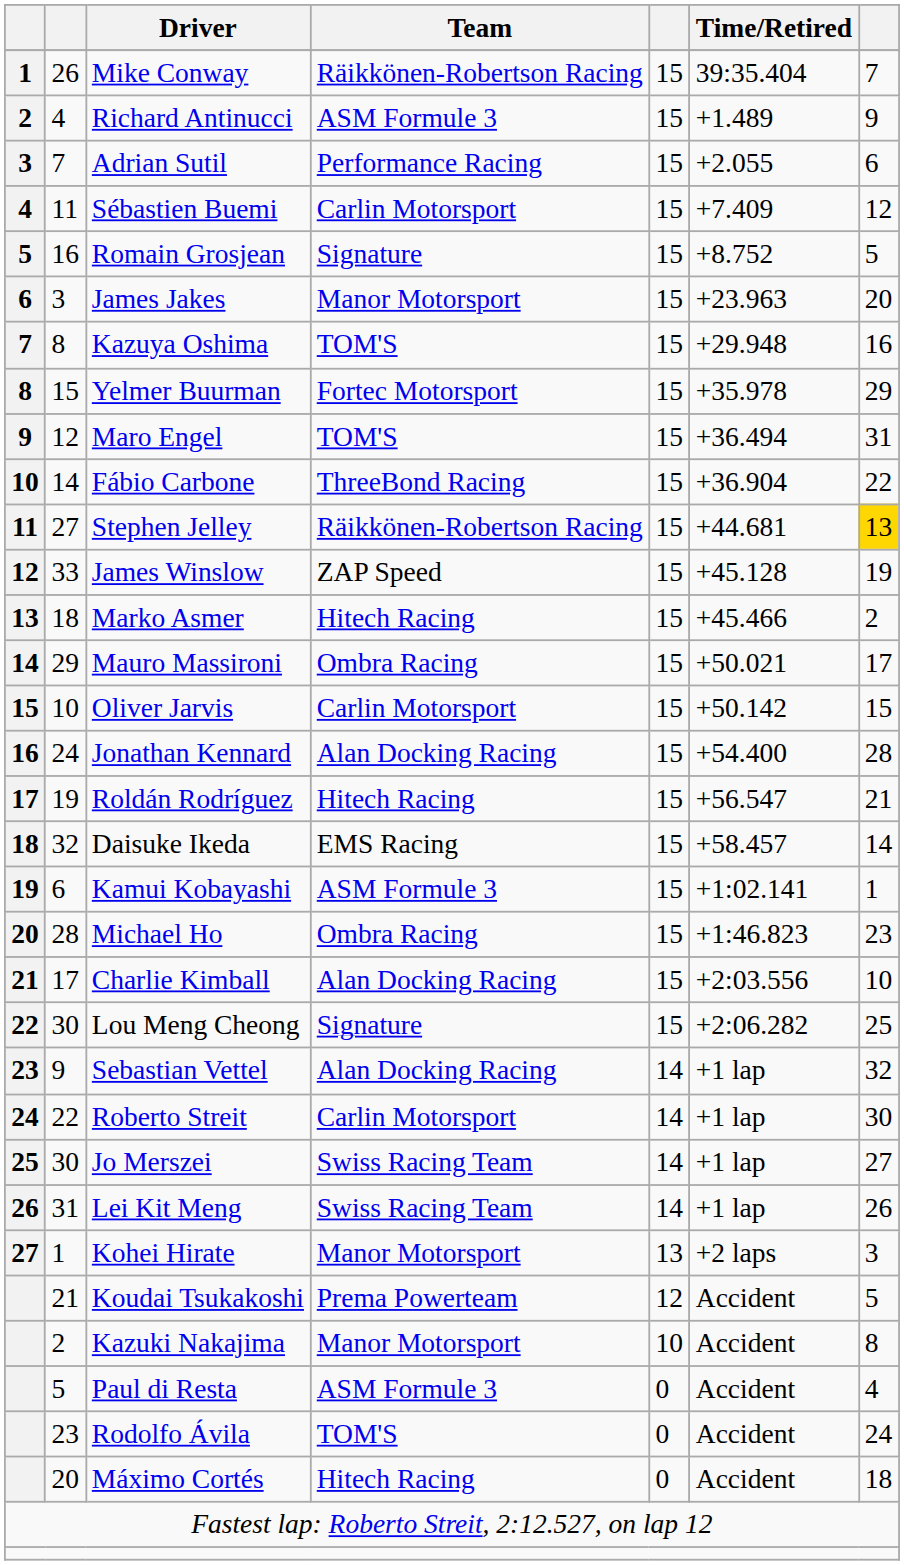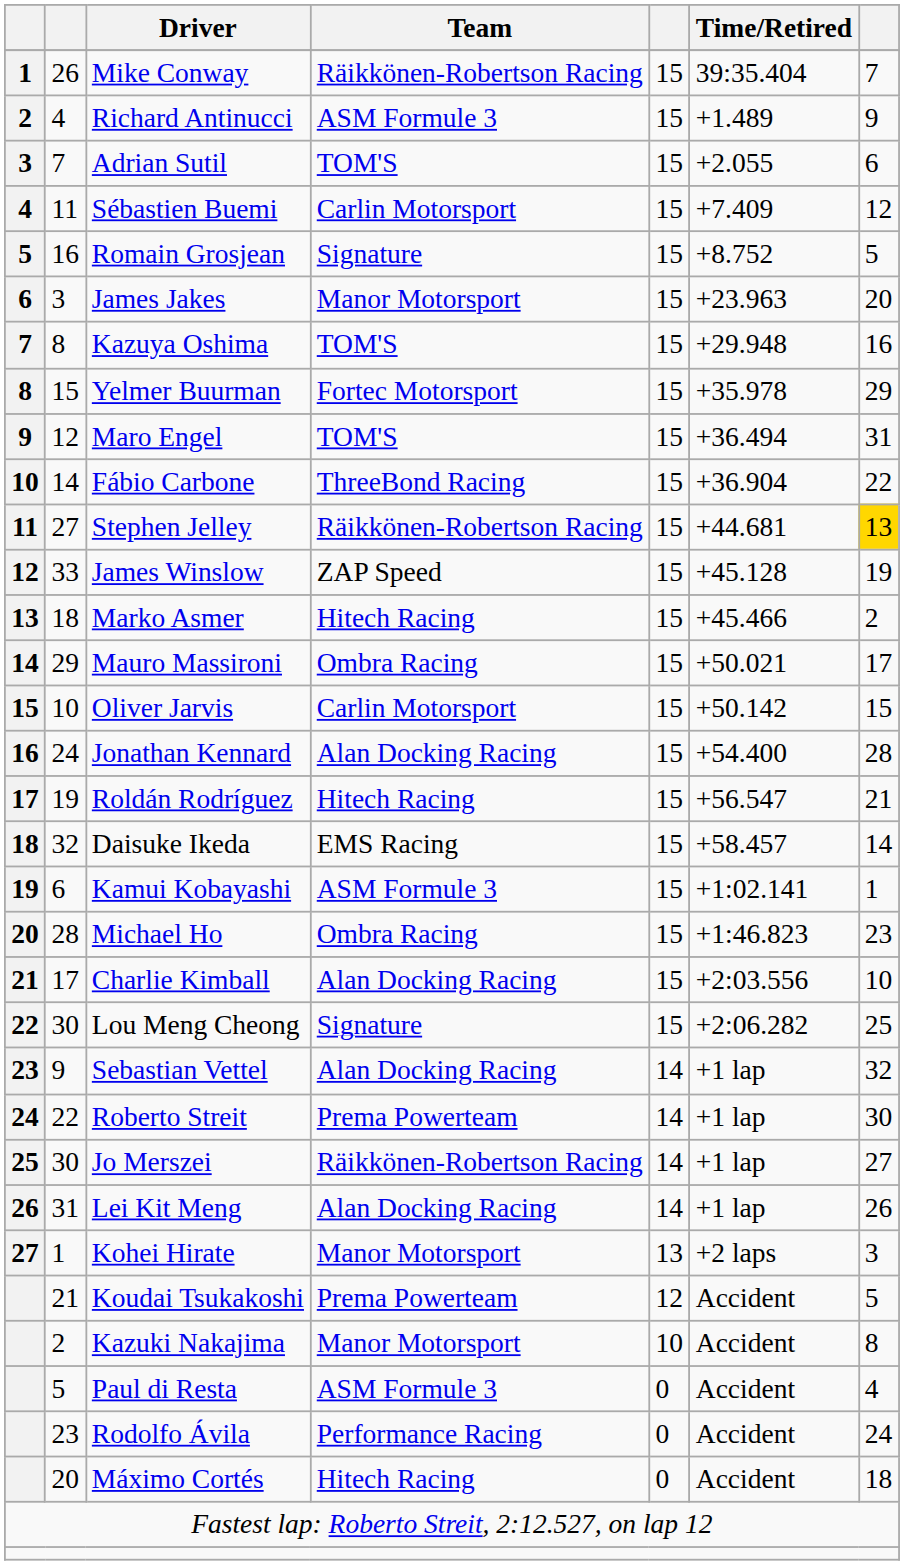(429, 163) Performance Racing -> (357, 163) TOM'S
(416, 1116) Carlin Motorsport -> (417, 1116) Prema Powerteam
(425, 1161) Swiss Racing Team -> (480, 1161) Räikkönen-Robertson Racing
(425, 1206) Swiss Racing Team -> (437, 1206) Alan Docking Racing
(357, 1433) TOM'S -> (429, 1433) Performance Racing
